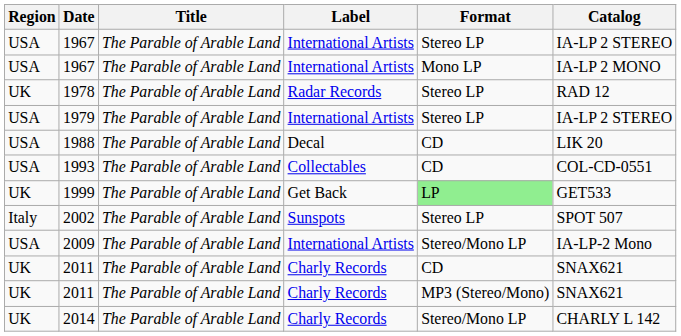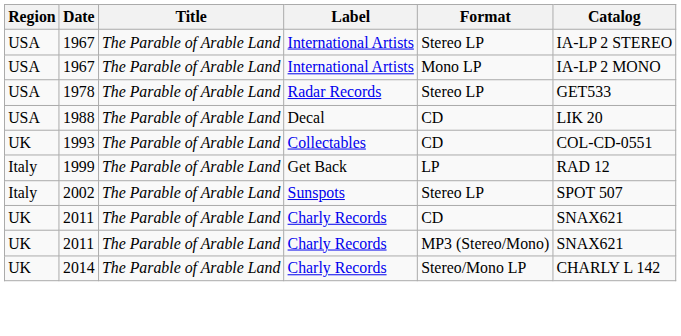(20, 92) UK -> (24, 92) USA
(583, 92) RAD 12 -> (584, 92) GET533
- row: (79, 117)
(24, 167) USA -> (20, 142) UK
(20, 192) UK -> (23, 167) Italy
(430, 192) lightgreen background -> (430, 167) no background
(584, 192) GET533 -> (583, 167) RAD 12
- row: (79, 243)
